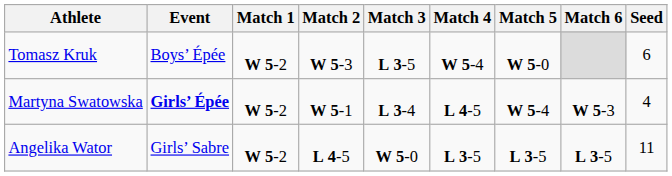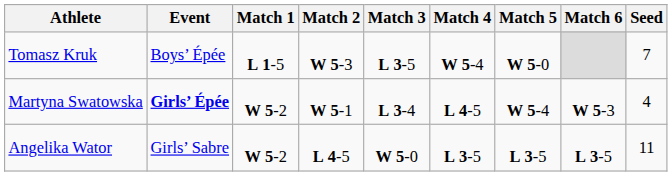(266, 64) W 5-2 -> (266, 64) L 1-5
(647, 55) 6 -> (647, 55) 7
